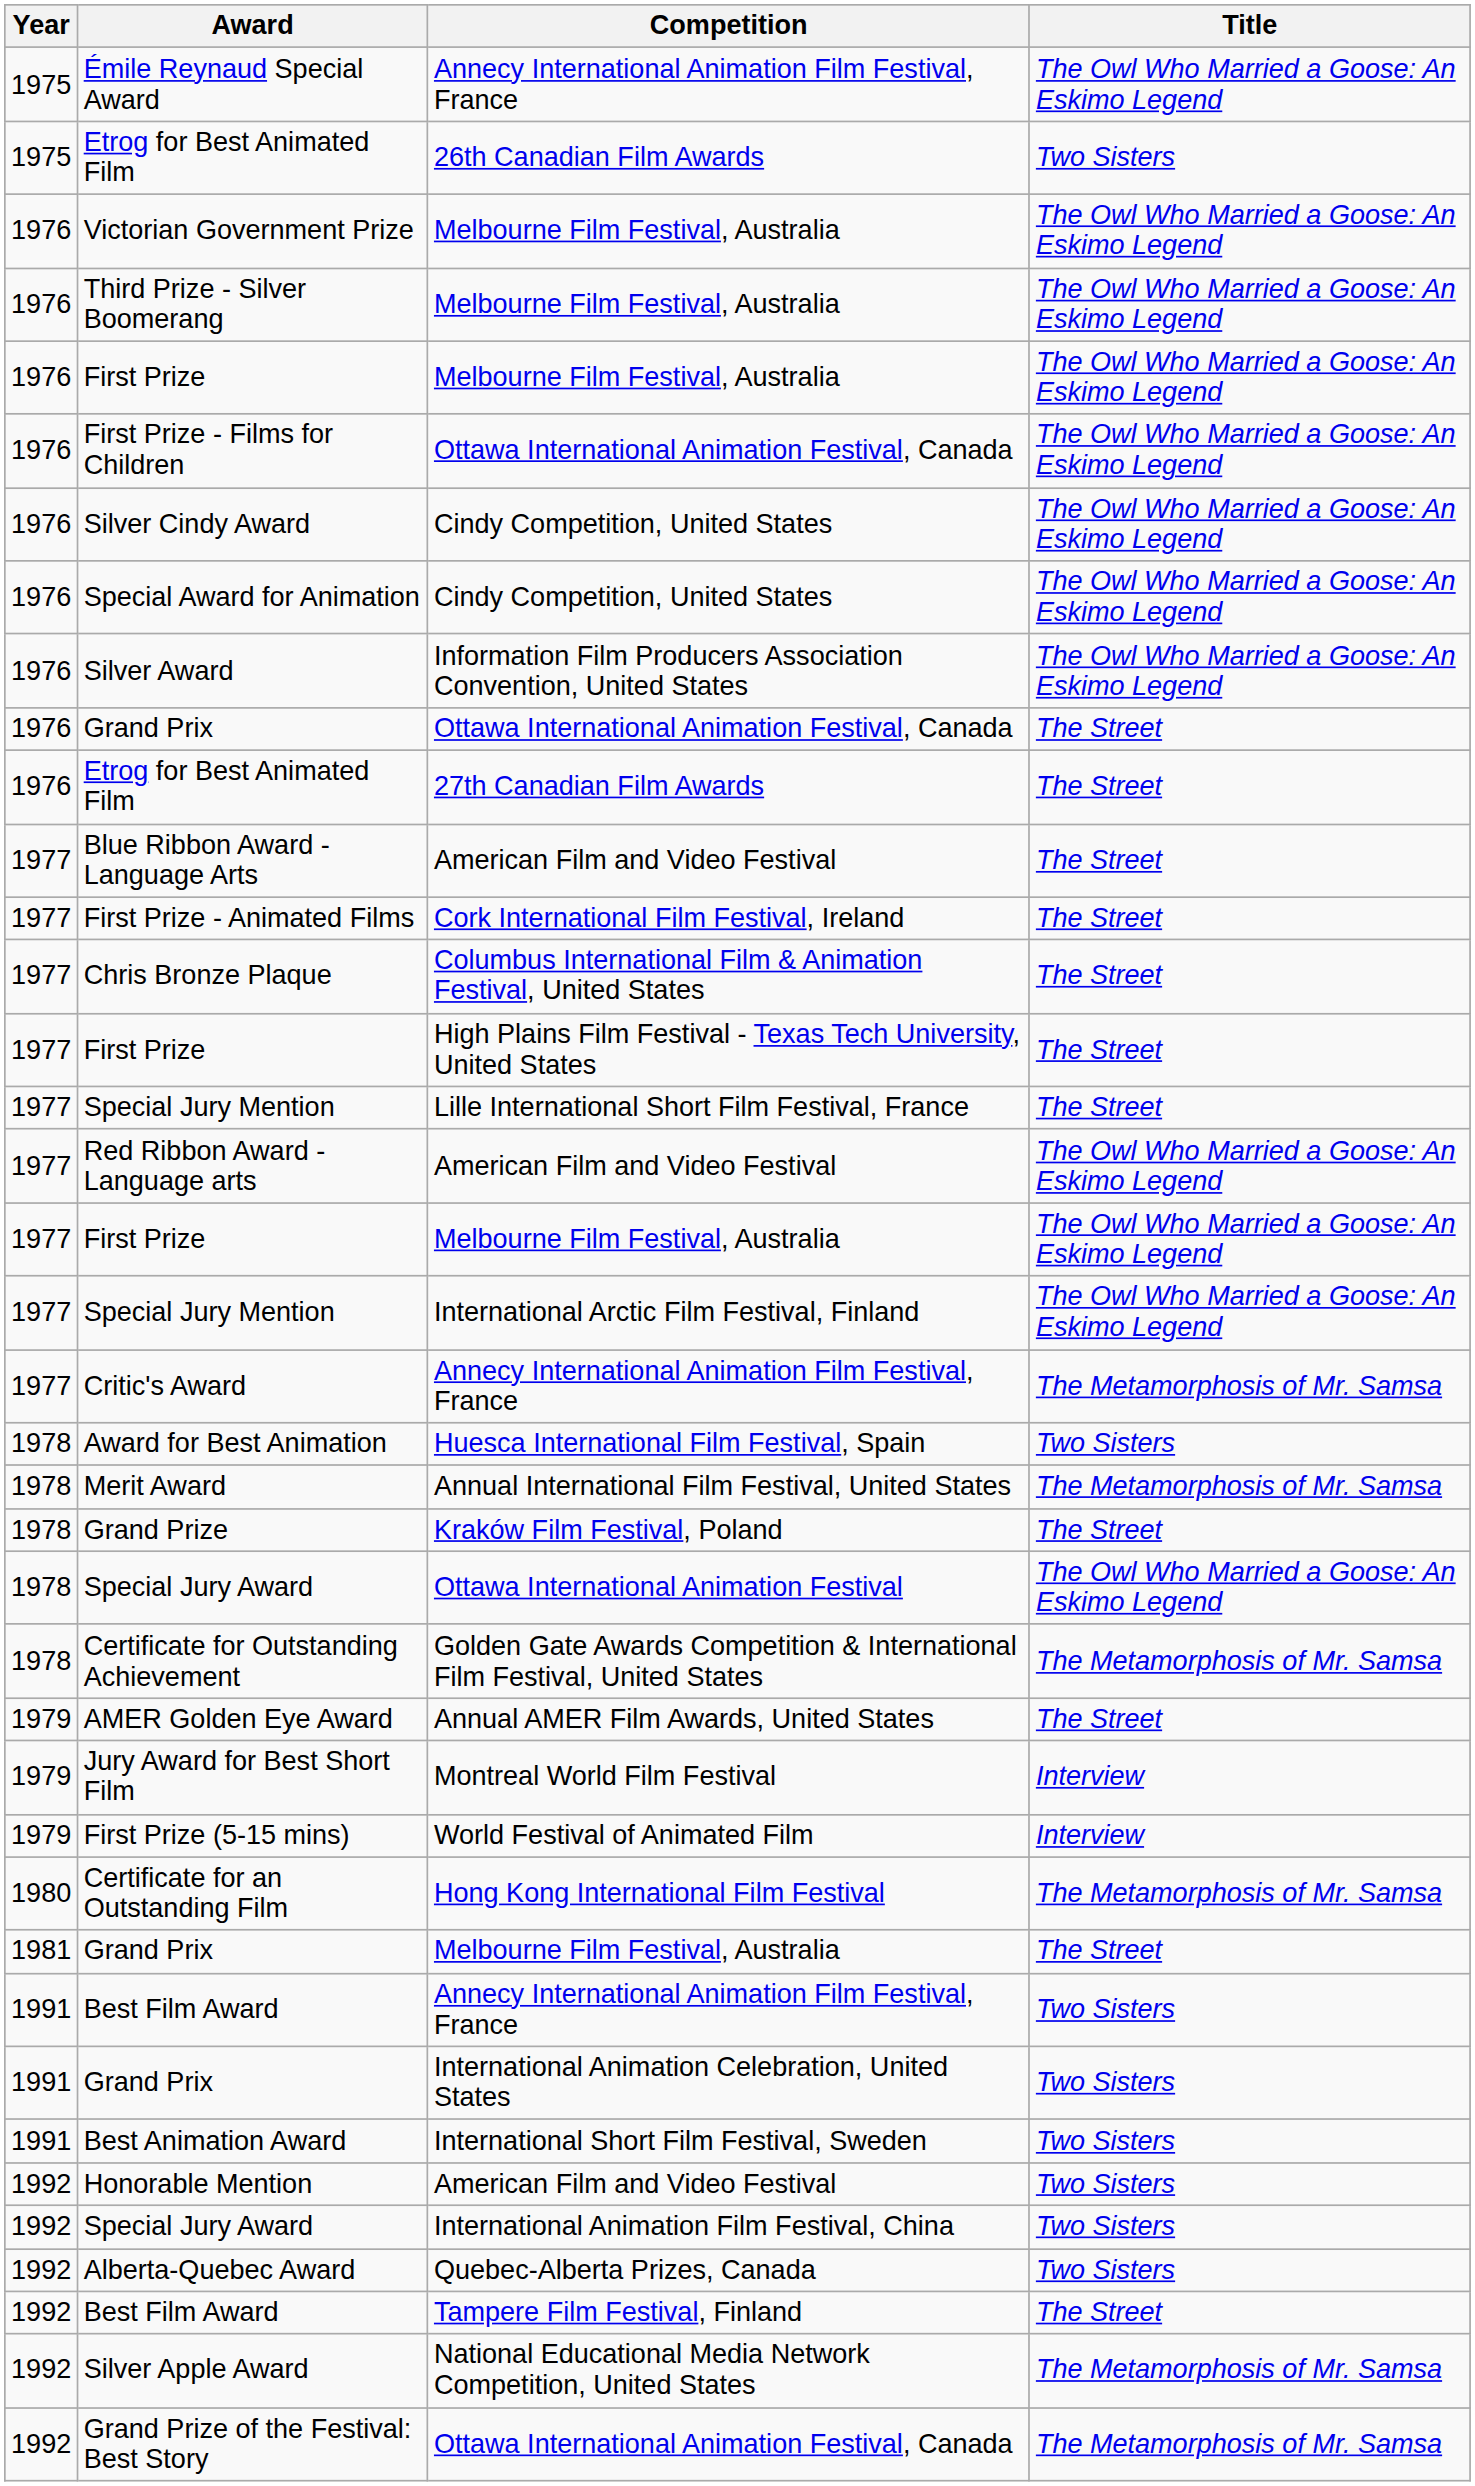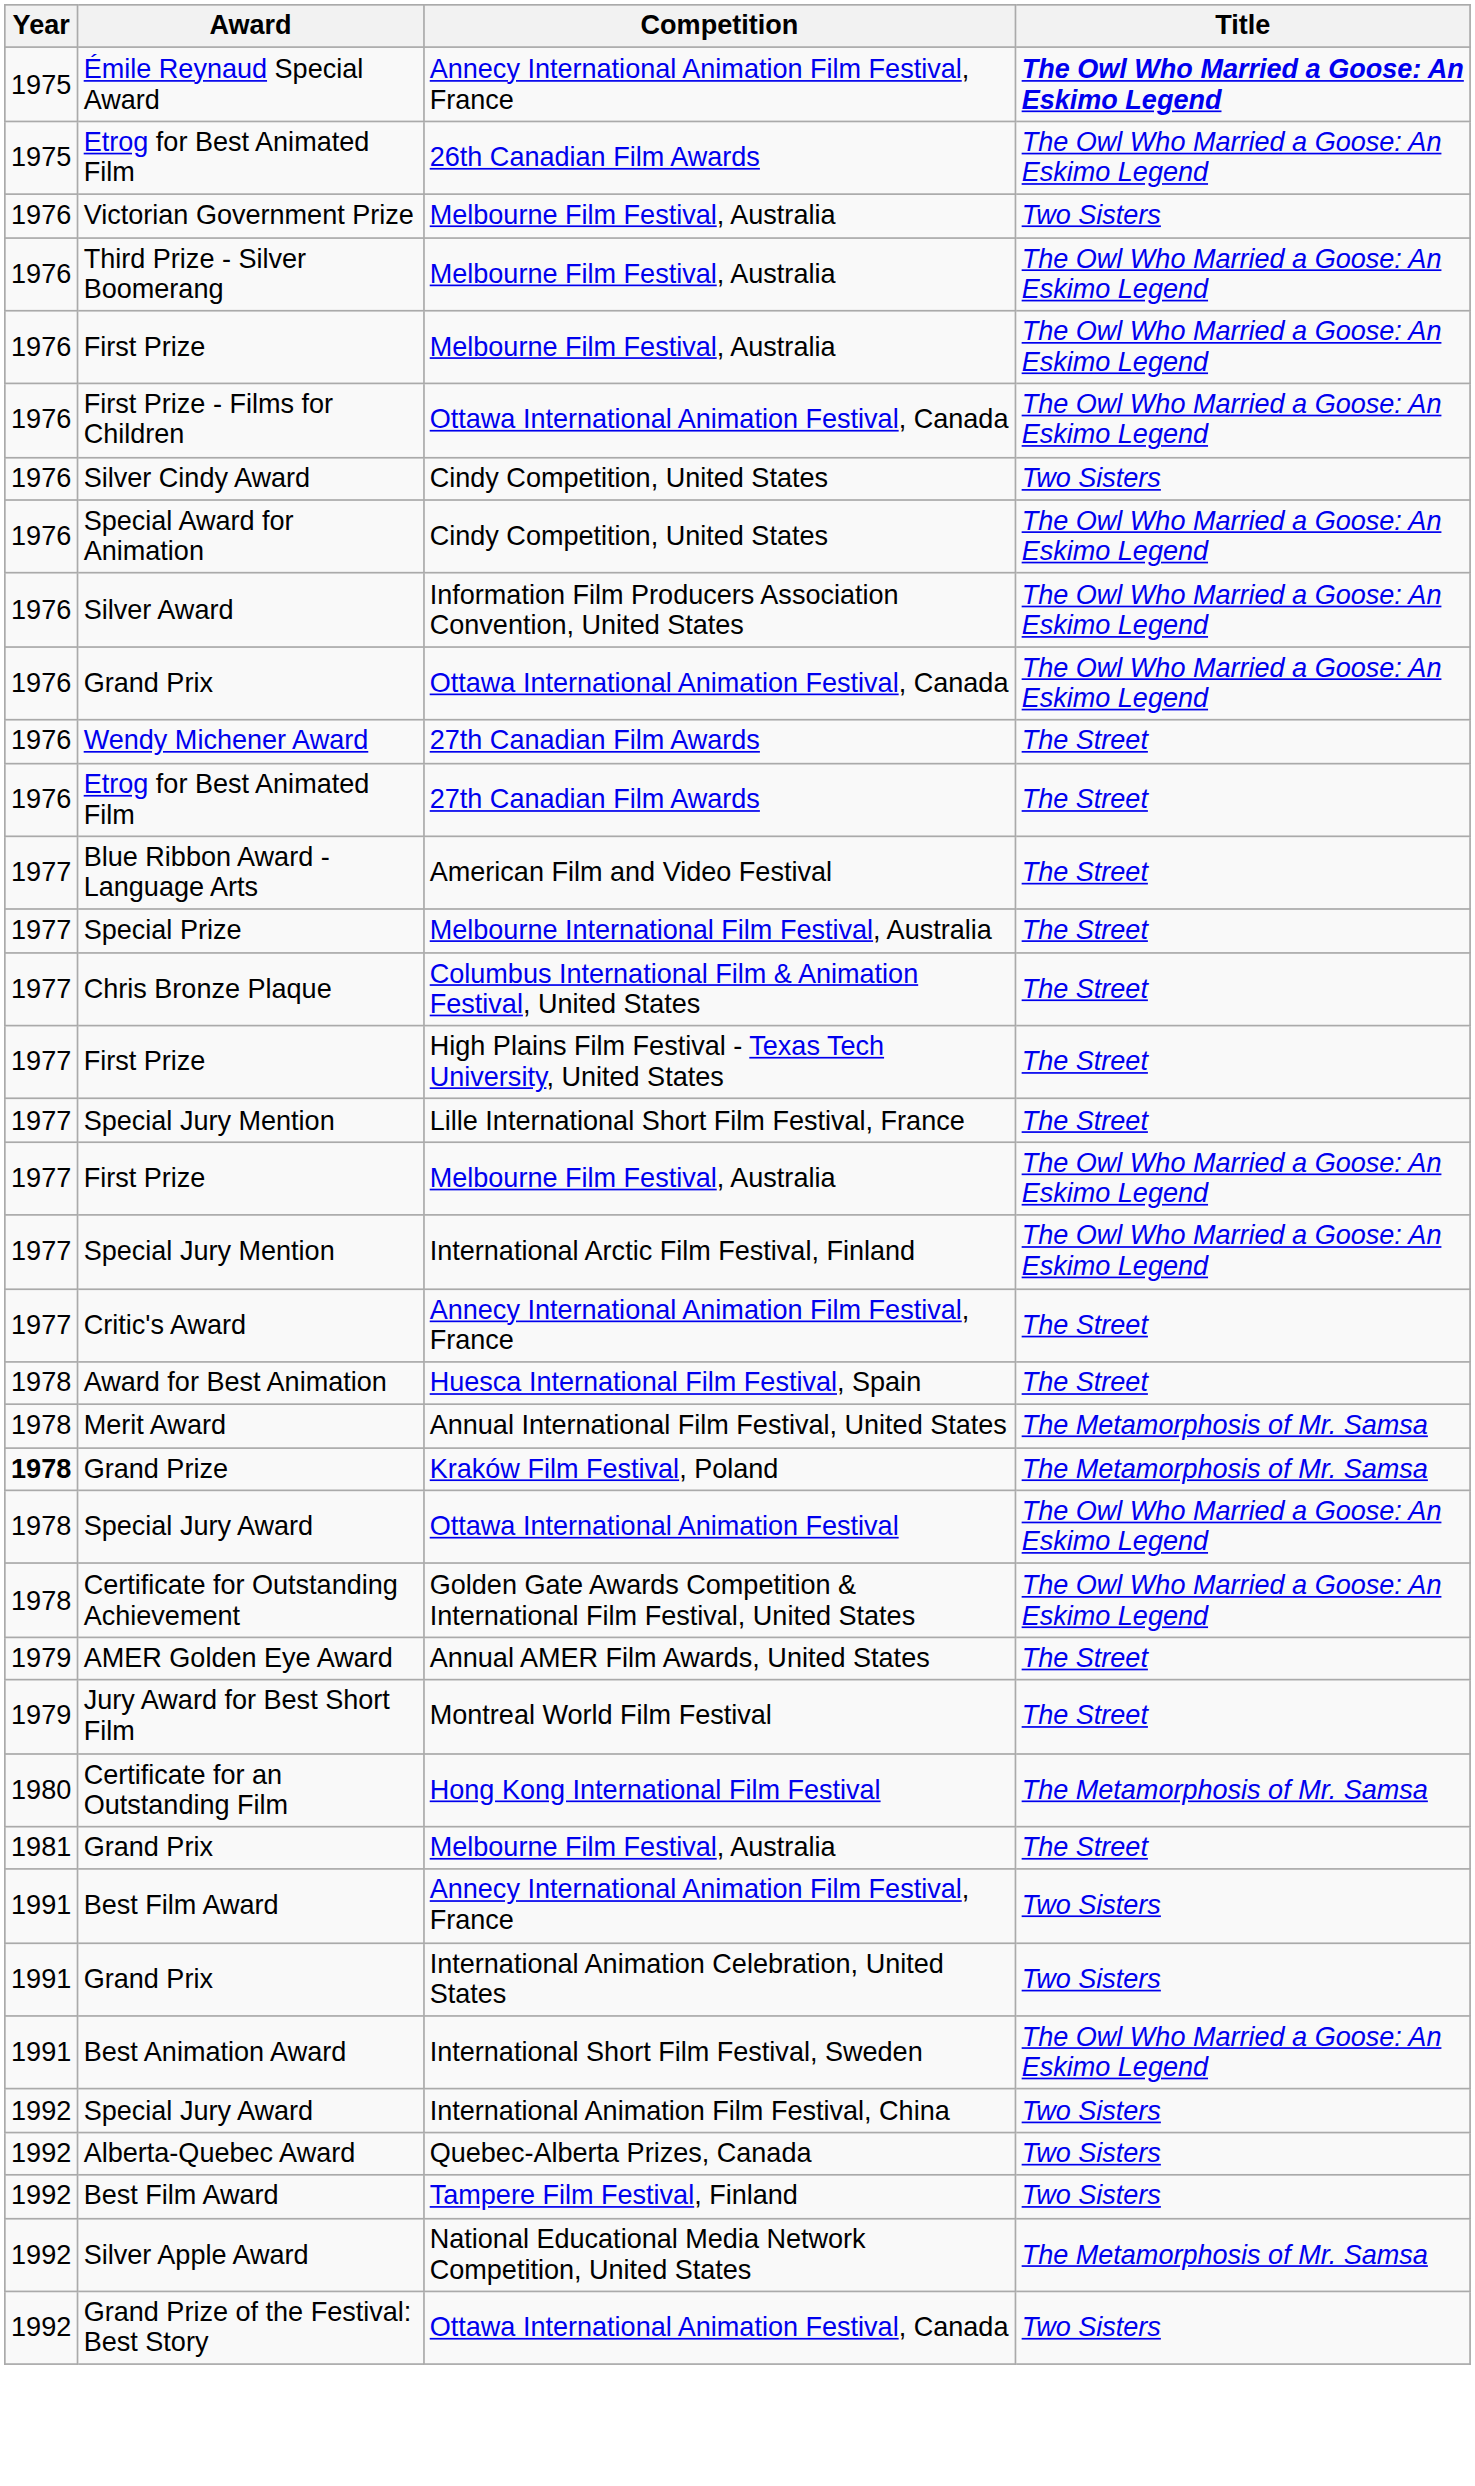(1246, 84) normal -> (1243, 84) bold
(1105, 157) Two Sisters -> (1232, 157) The Owl Who Married a Goose: An Eskimo Legend
(1246, 230) The Owl Who Married a Goose: An Eskimo Legend -> (1091, 215) Two Sisters
(1246, 523) The Owl Who Married a Goose: An Eskimo Legend -> (1091, 478) Two Sisters
(1099, 728) The Street -> (1232, 682) The Owl Who Married a Goose: An Eskimo Legend
+ row: (226, 741)
+ row: (163, 930)
- row: (249, 918)
- row: (204, 1165)
(1239, 1385) The Metamorphosis of Mr. Samsa -> (1085, 1324) The Street
(1105, 1443) Two Sisters -> (1085, 1382) The Street
(41, 1529) normal -> (41, 1468) bold
(1099, 1529) The Street -> (1225, 1468) The Metamorphosis of Mr. Samsa
(1239, 1660) The Metamorphosis of Mr. Samsa -> (1232, 1599) The Owl Who Married a Goose: An Eskimo Legend
(1090, 1776) Interview -> (1085, 1716) The Street
- row: (217, 1835)
(1105, 2140) Two Sisters -> (1232, 2052) The Owl Who Married a Goose: An Eskimo Legend
- row: (198, 2183)
(1099, 2312) The Street -> (1091, 2196) Two Sisters
(1239, 2443) The Metamorphosis of Mr. Samsa -> (1091, 2327) Two Sisters
